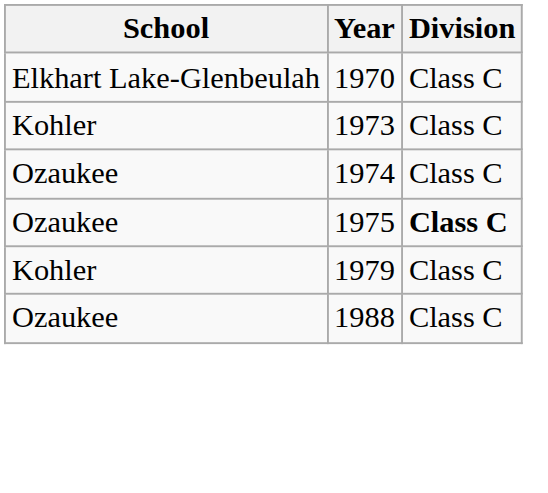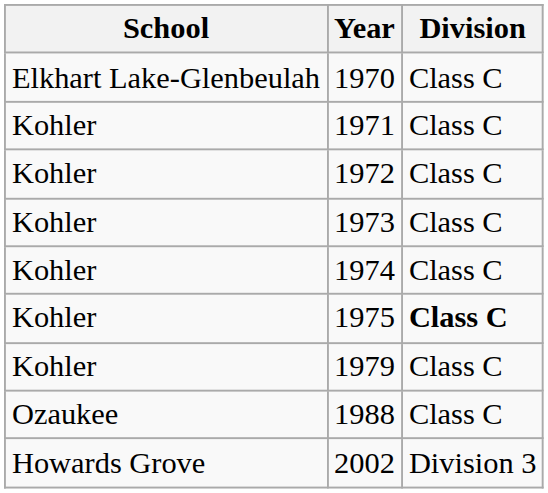+ row: (364, 125)
+ row: (364, 173)
(65, 173) Ozaukee -> (54, 269) Kohler
(65, 221) Ozaukee -> (54, 317) Kohler
+ row: (364, 462)
